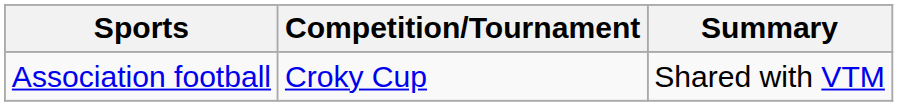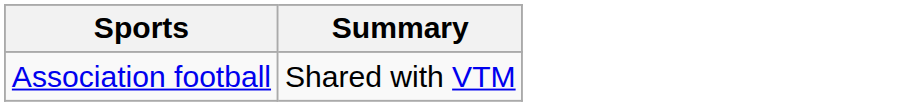- column: (463, 28)
